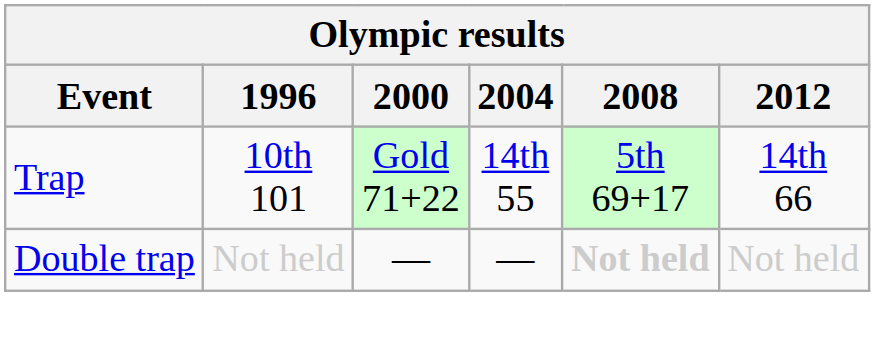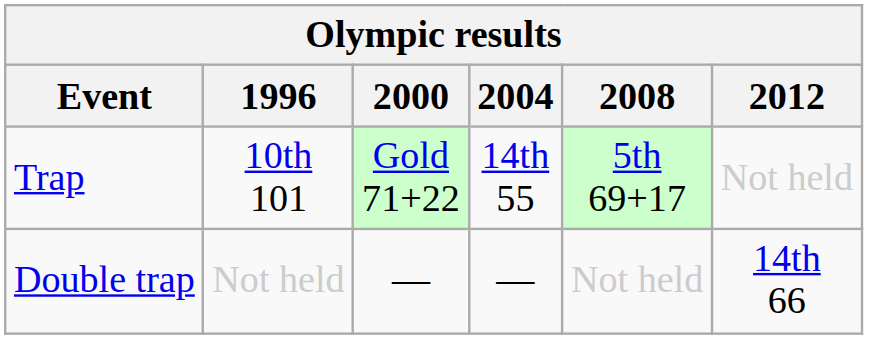(793, 176) 14th 66 -> (787, 176) Not held
(640, 258) bold -> (637, 280) normal
(793, 258) Not held -> (787, 280) 14th 66
